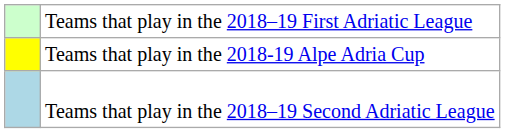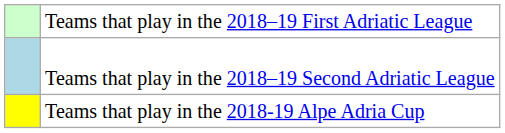rows swapped: (270, 111) <-> (235, 54)
